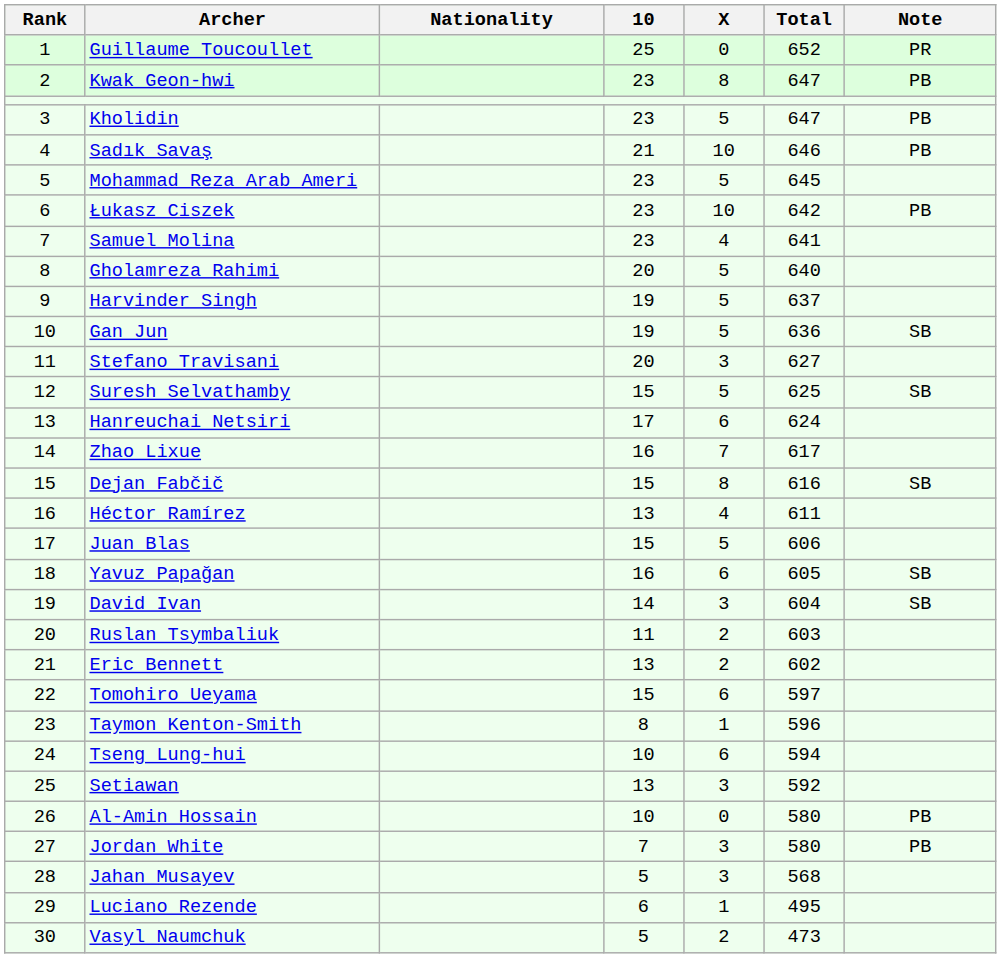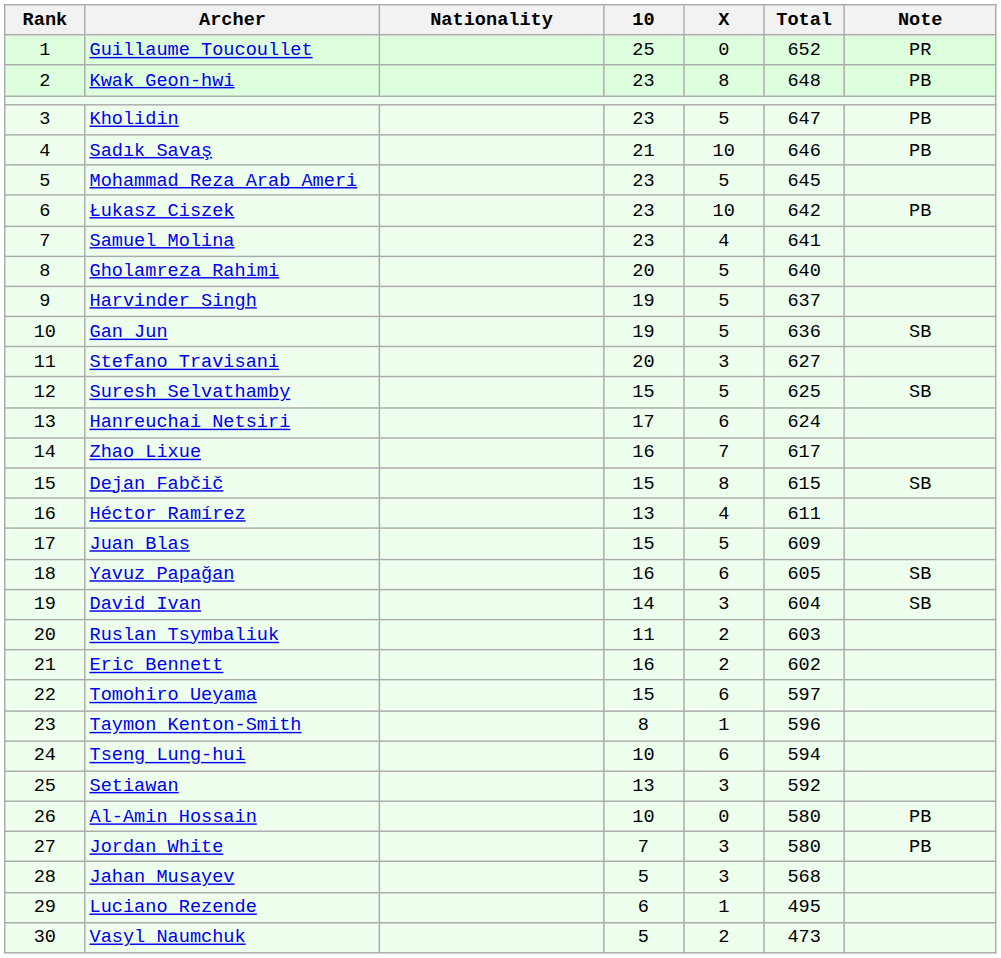(804, 80) 647 -> (804, 80) 648
(804, 483) 616 -> (804, 483) 615
(804, 544) 606 -> (804, 544) 609
(643, 665) 13 -> (643, 665) 16
